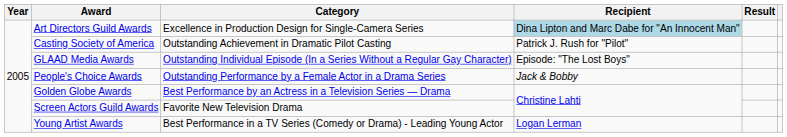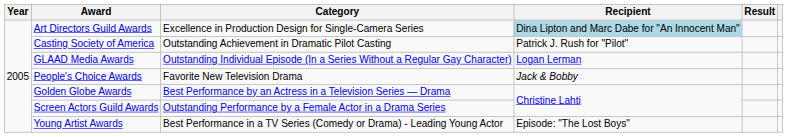(573, 60) Episode: "The Lost Boys" -> (549, 60) Logan Lerman
(304, 76) Outstanding Performance by a Female Actor in a Drama Series -> (233, 76) Favorite New Television Drama
(233, 108) Favorite New Television Drama -> (304, 108) Outstanding Performance by a Female Actor in a Drama Series
(549, 124) Logan Lerman -> (573, 124) Episode: "The Lost Boys"
